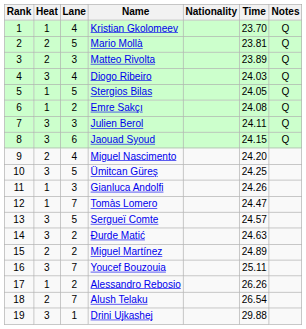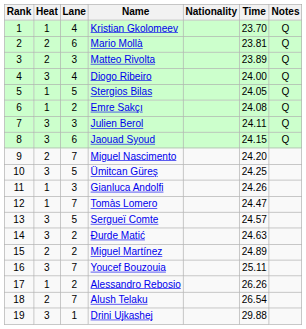(74, 44) 5 -> (74, 44) 6
(254, 76) 24.03 -> (254, 76) 24.00
(74, 156) 4 -> (74, 156) 7
